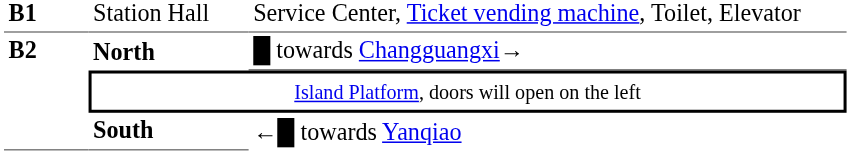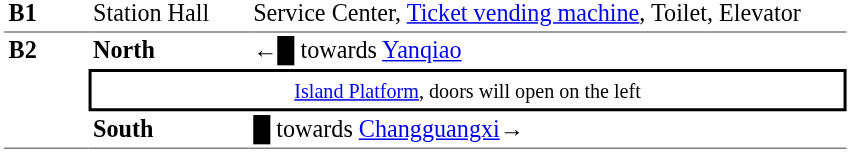(389, 50) █ towards Changguangxi→ -> (357, 50) ←█ towards Yanqiao
(357, 131) ←█ towards Yanqiao -> (389, 129) █ towards Changguangxi→
